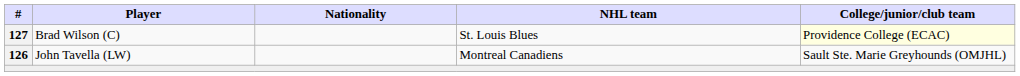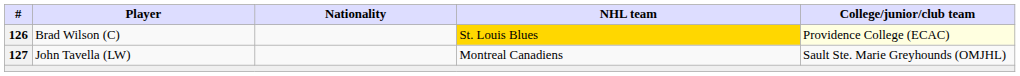(18, 34) 127 -> (18, 34) 126
(499, 34) no background -> (499, 34) gold background
(18, 55) 126 -> (18, 55) 127
